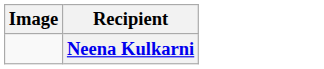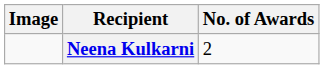+ column: (259, 19)
